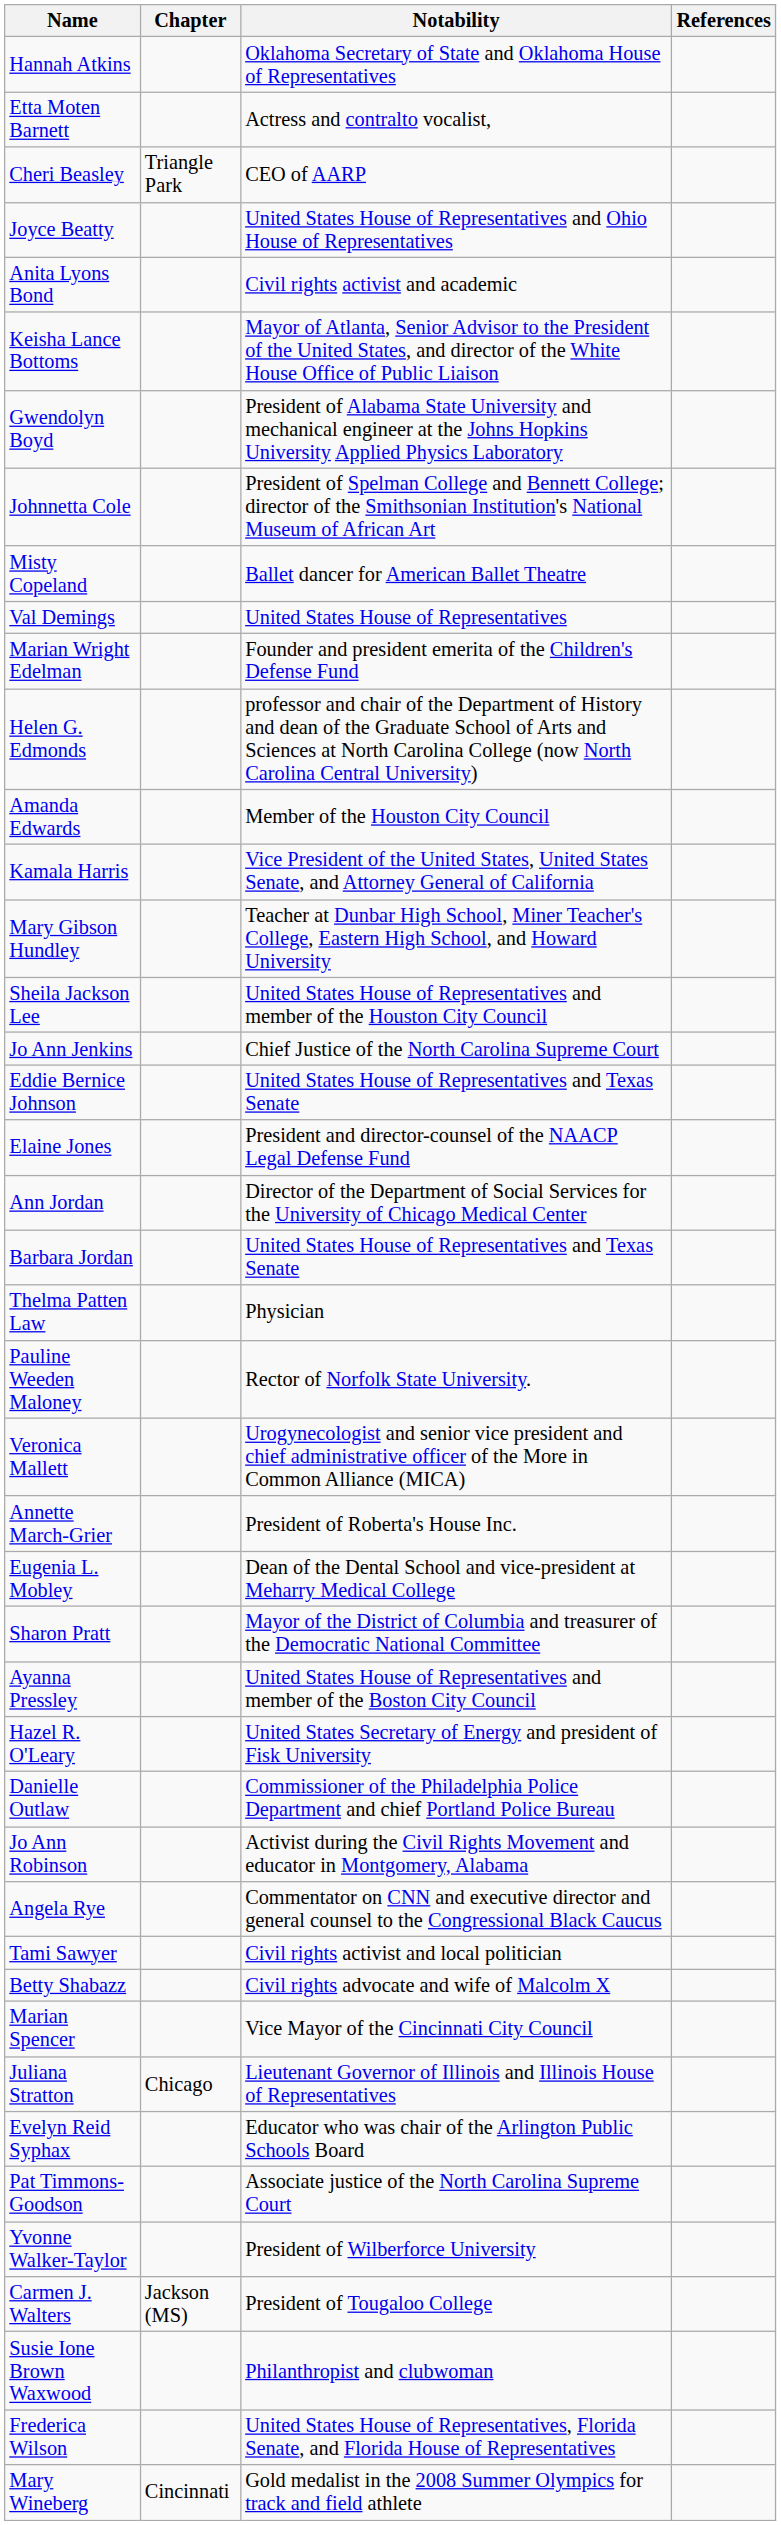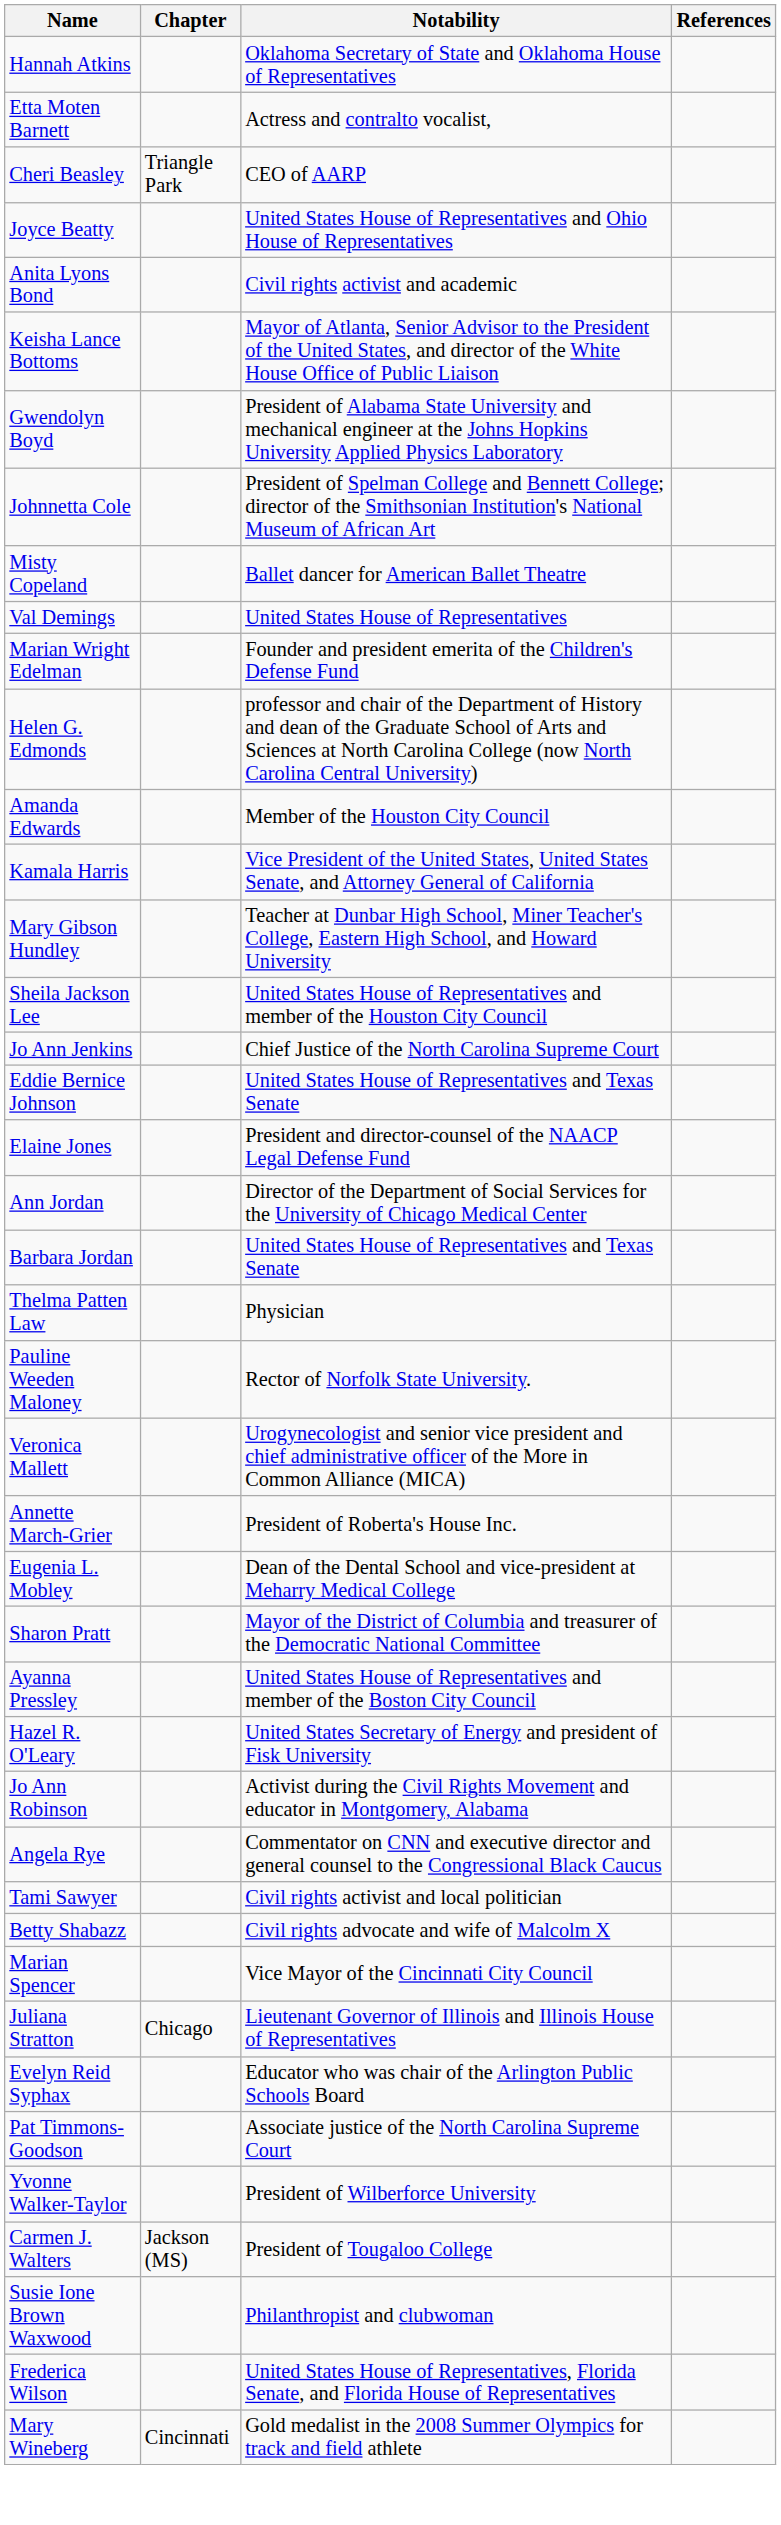- row: (44, 1798)
